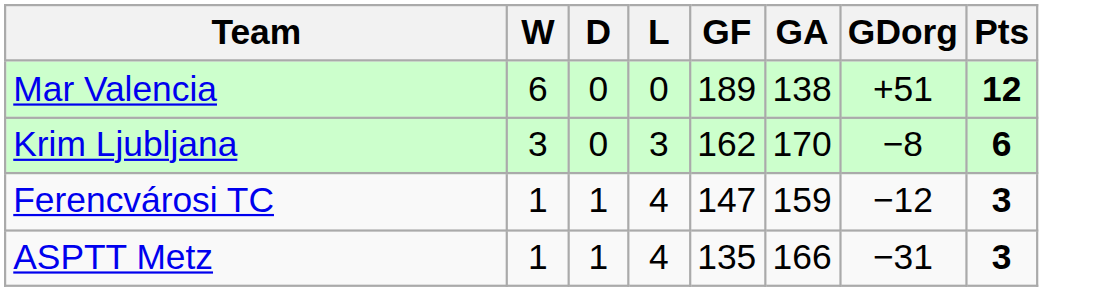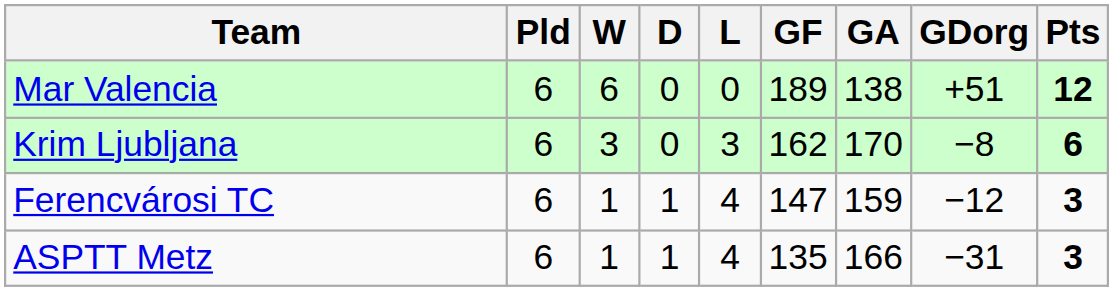+ column: (543, 32)
